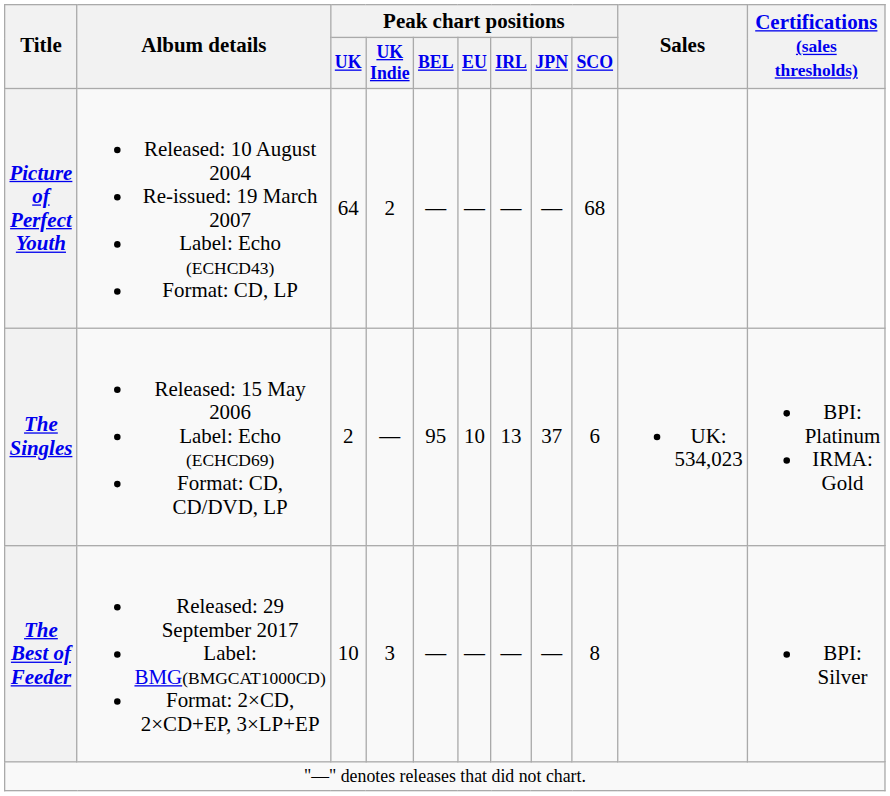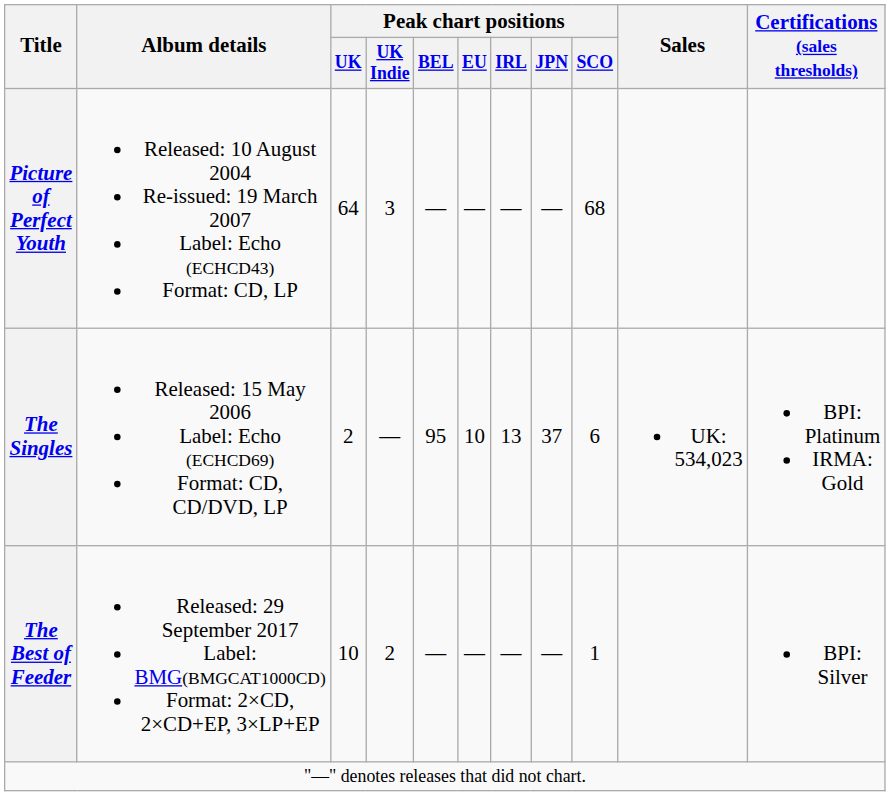(390, 208) 2 -> (390, 208) 3
(390, 653) 3 -> (390, 653) 2
(595, 653) 8 -> (595, 653) 1
